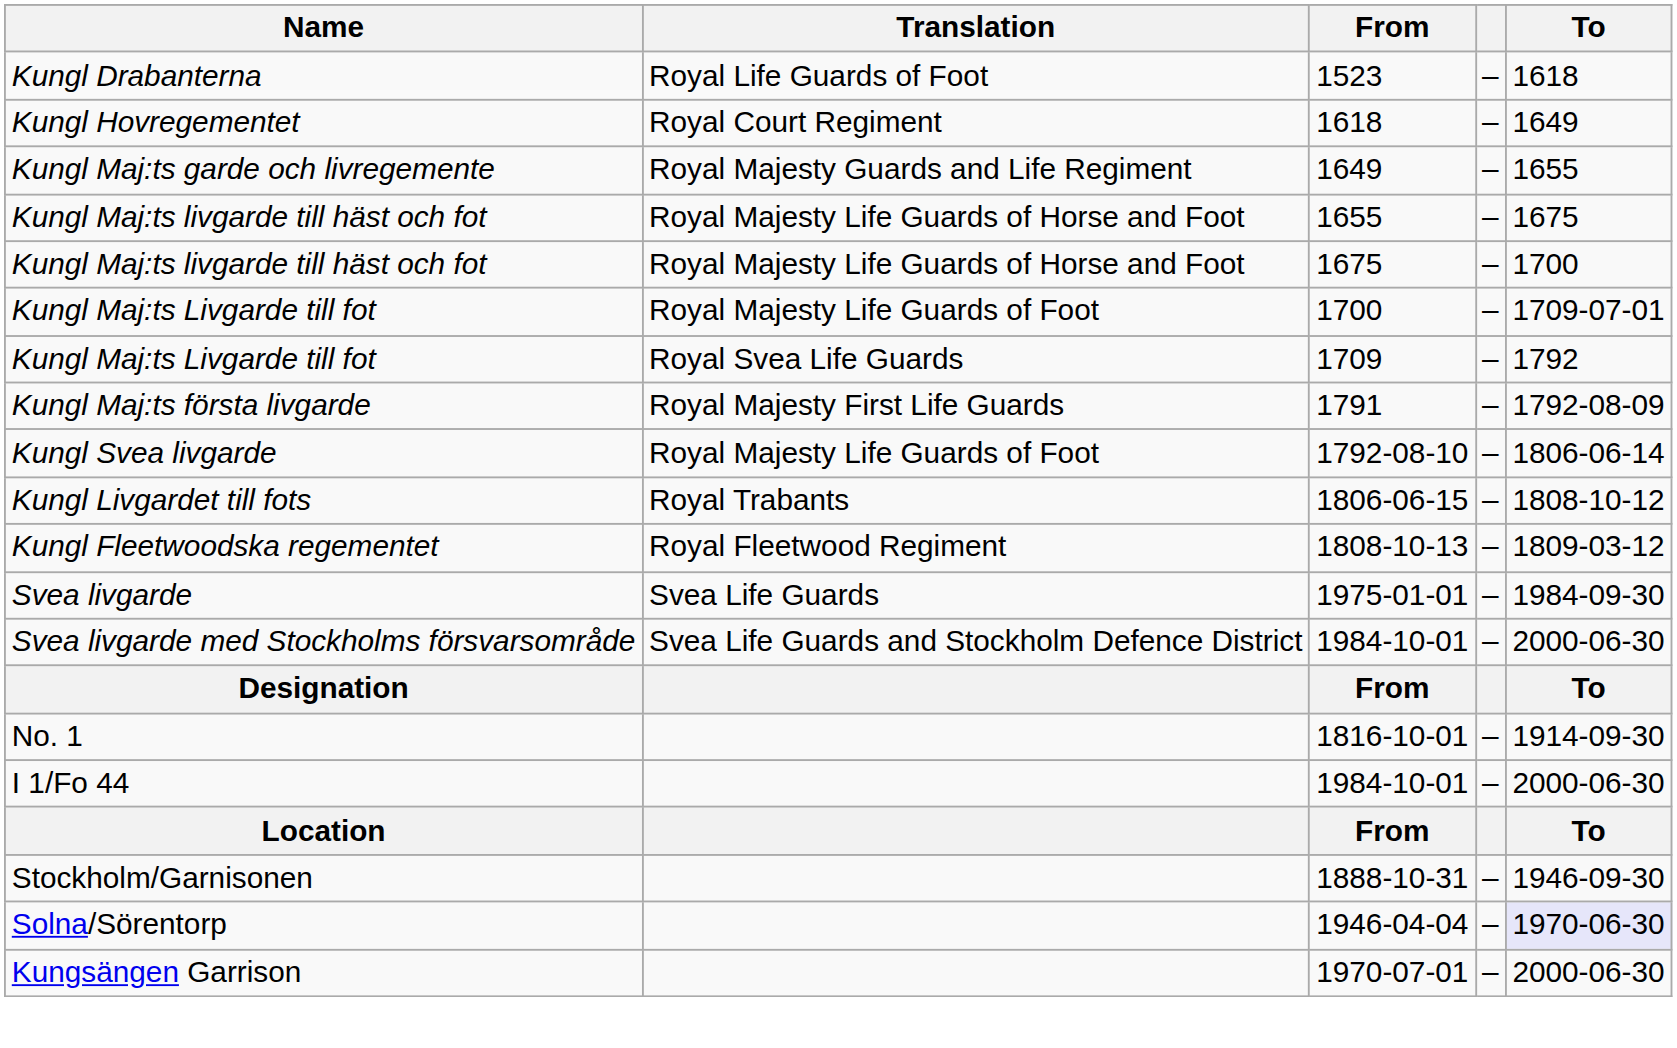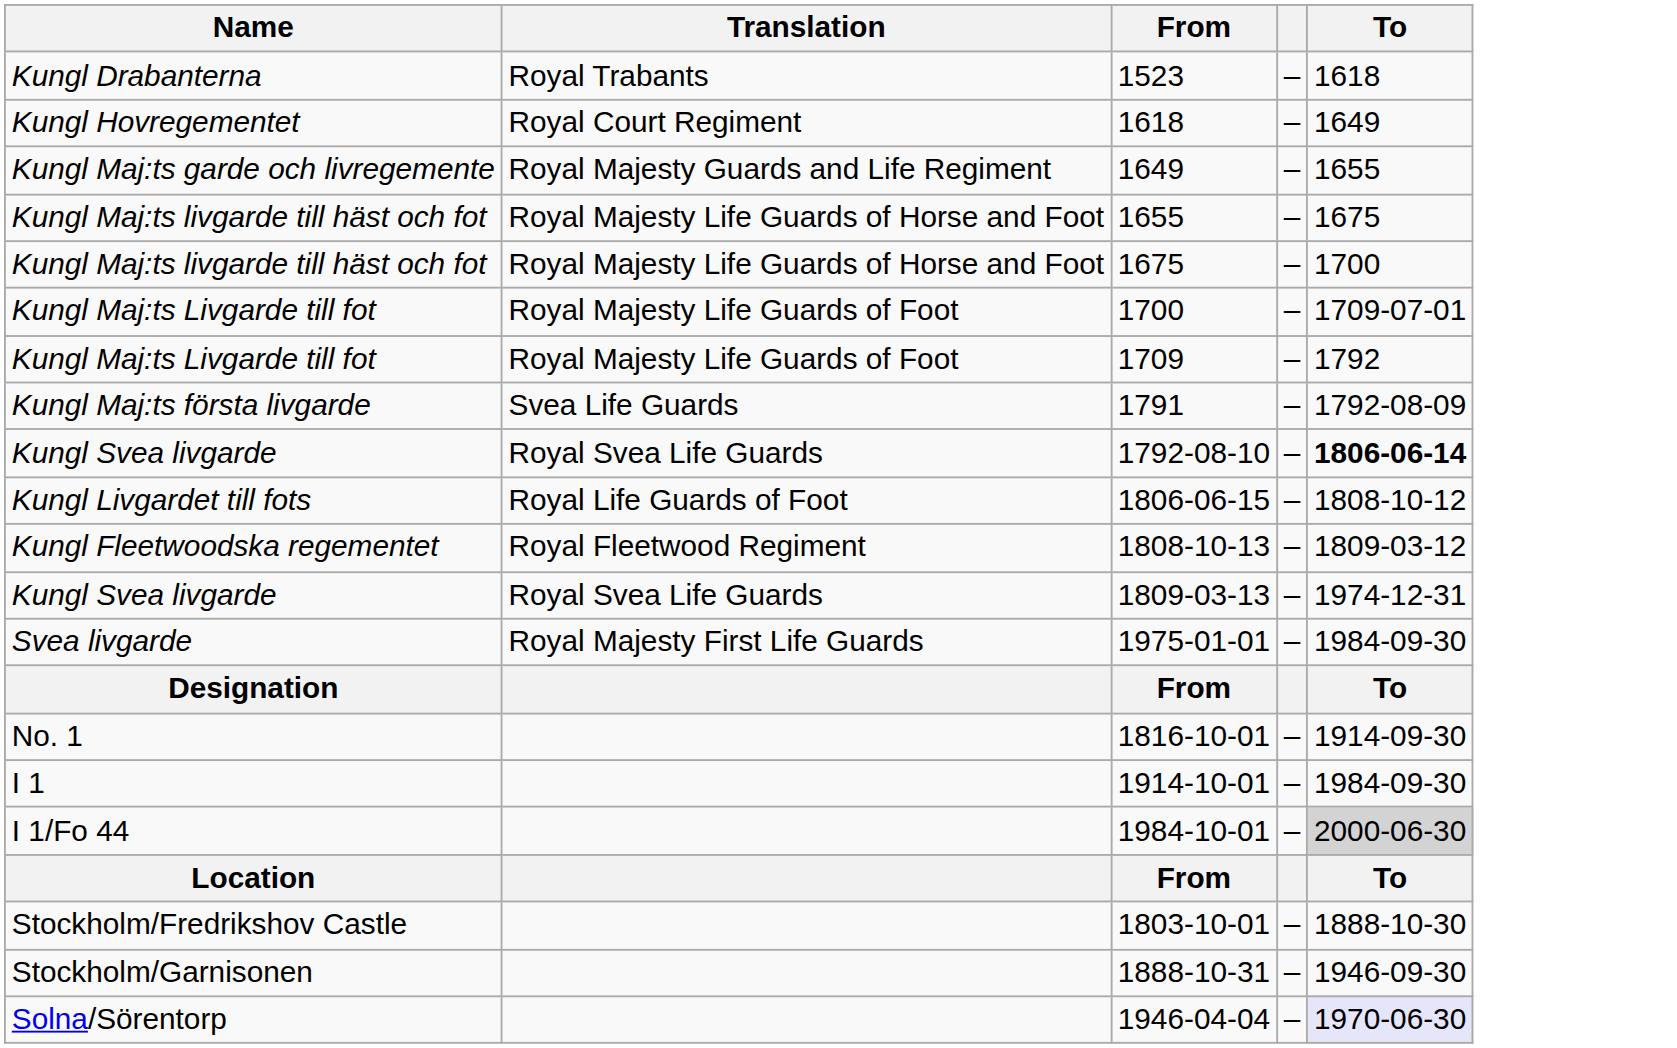(819, 75) Royal Life Guards of Foot -> (609, 75) Royal Trabants
(806, 358) Royal Svea Life Guards -> (734, 358) Royal Majesty Life Guards of Foot
(857, 405) Royal Majesty First Life Guards -> (624, 405) Svea Life Guards
(874, 452) Royal Majesty Life Guards of Foot -> (666, 452) Royal Svea Life Guards
(1589, 452) normal -> (1390, 452) bold
(749, 500) Royal Trabants -> (678, 500) Royal Life Guards of Foot
+ row: (144, 594)
(764, 594) Svea Life Guards -> (716, 641) Royal Majesty First Life Guards
- row: (324, 641)
+ row: (28, 783)
(1589, 783) no background -> (1390, 830) lightgrey background
+ row: (209, 924)
- row: (157, 972)
